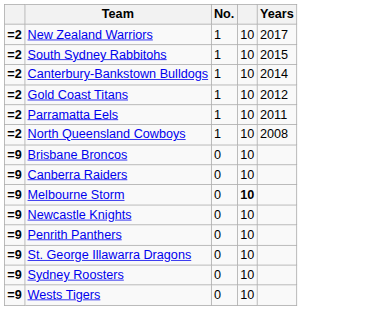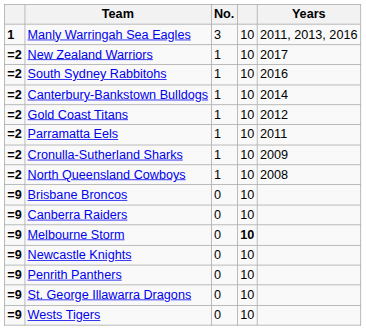+ row: (109, 34)
(274, 54) 2015 -> (274, 74) 2016
+ row: (105, 154)
- row: (76, 275)
